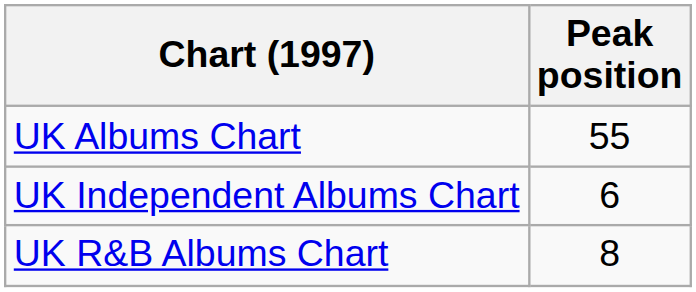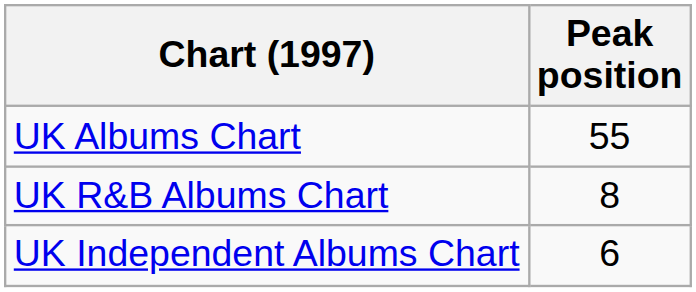rows swapped: (201, 254) <-> (267, 195)
